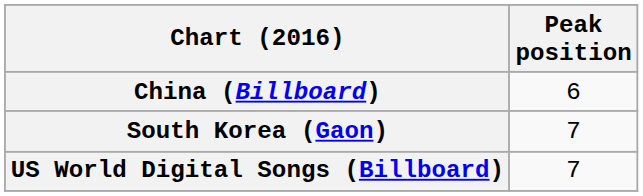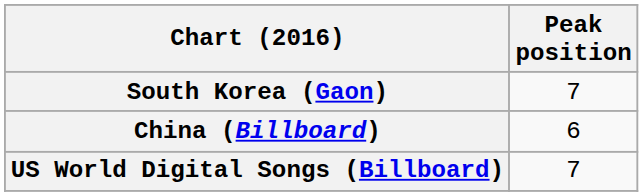rows swapped: (257, 131) <-> (257, 92)
